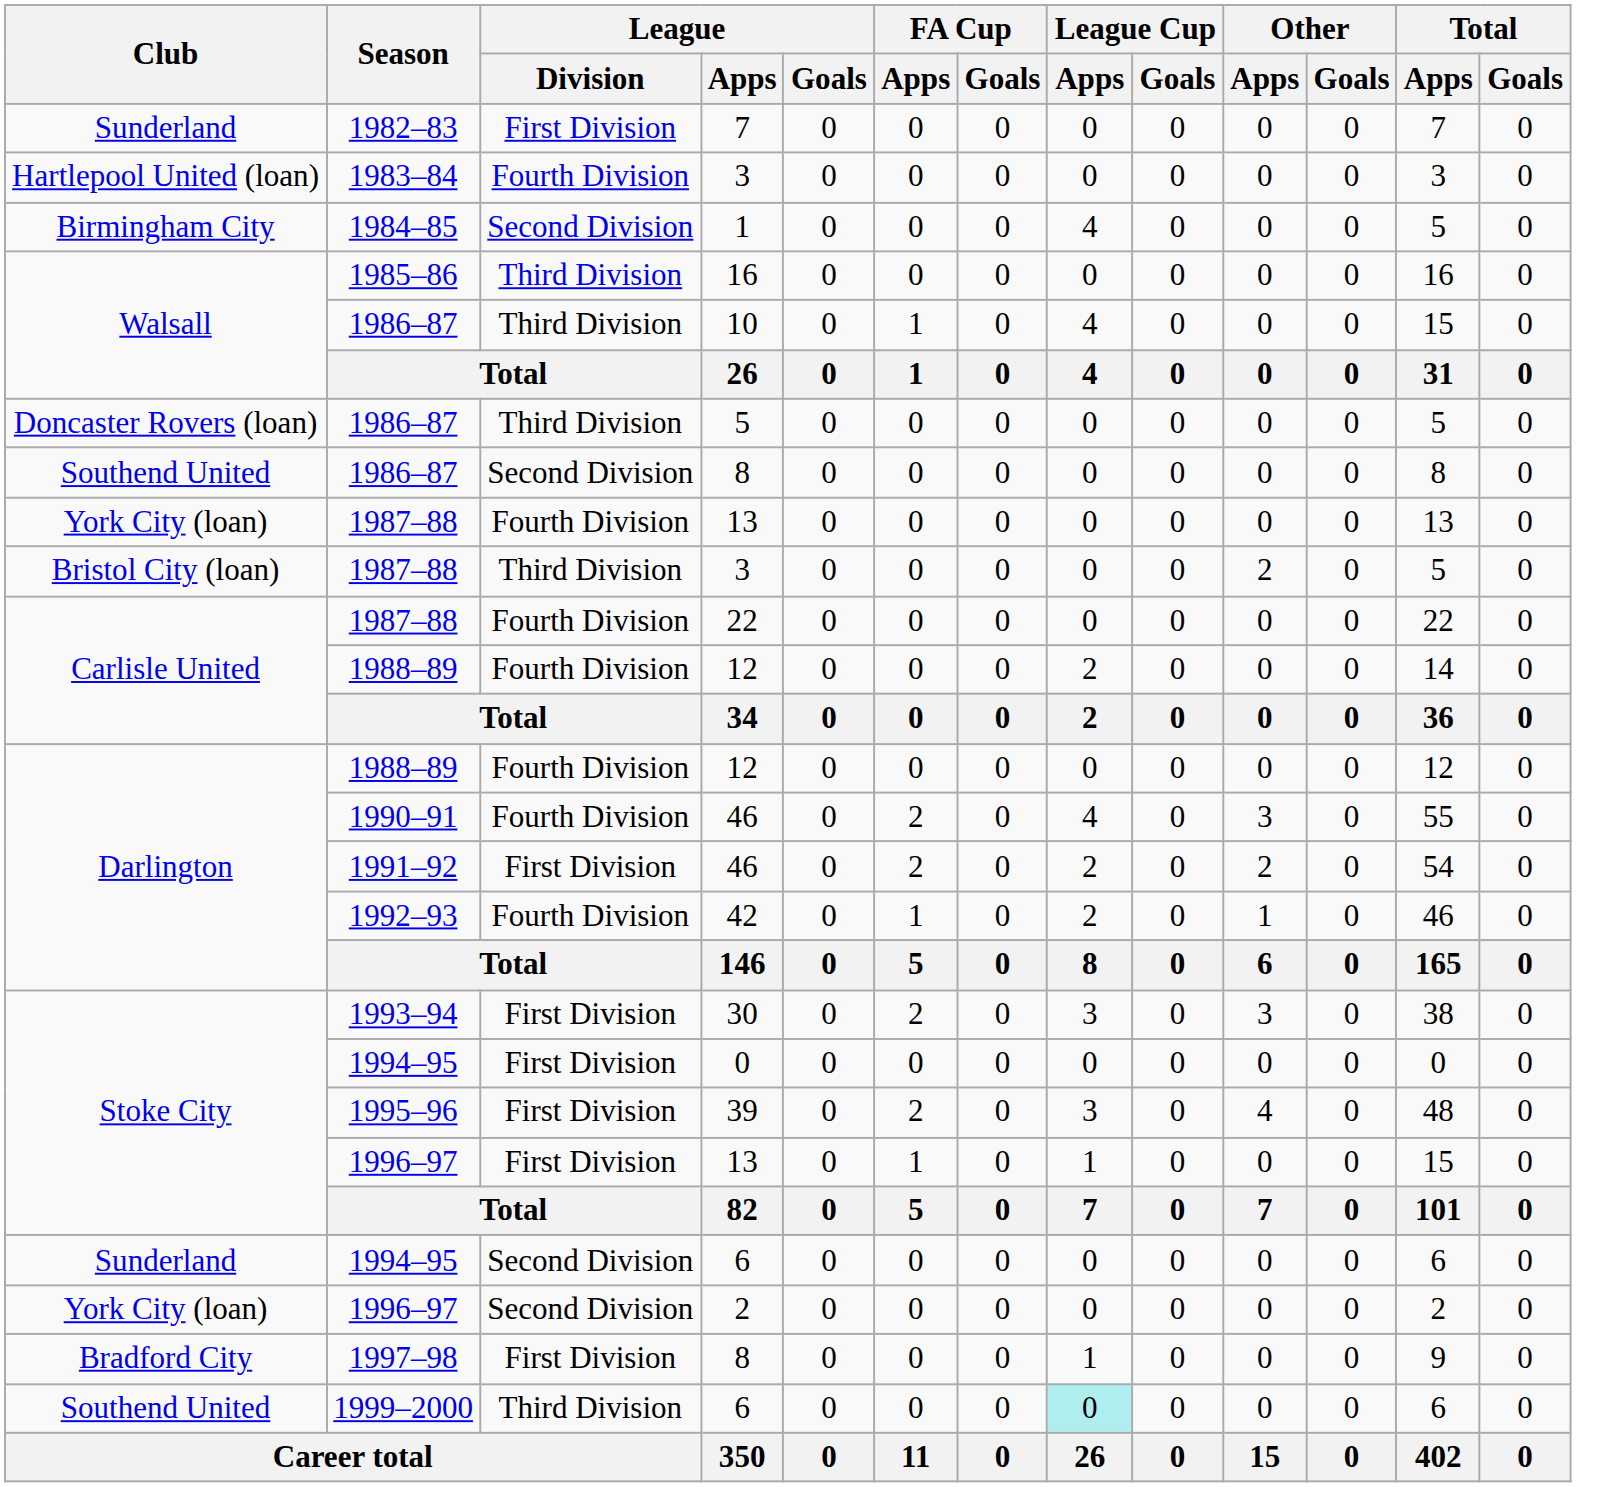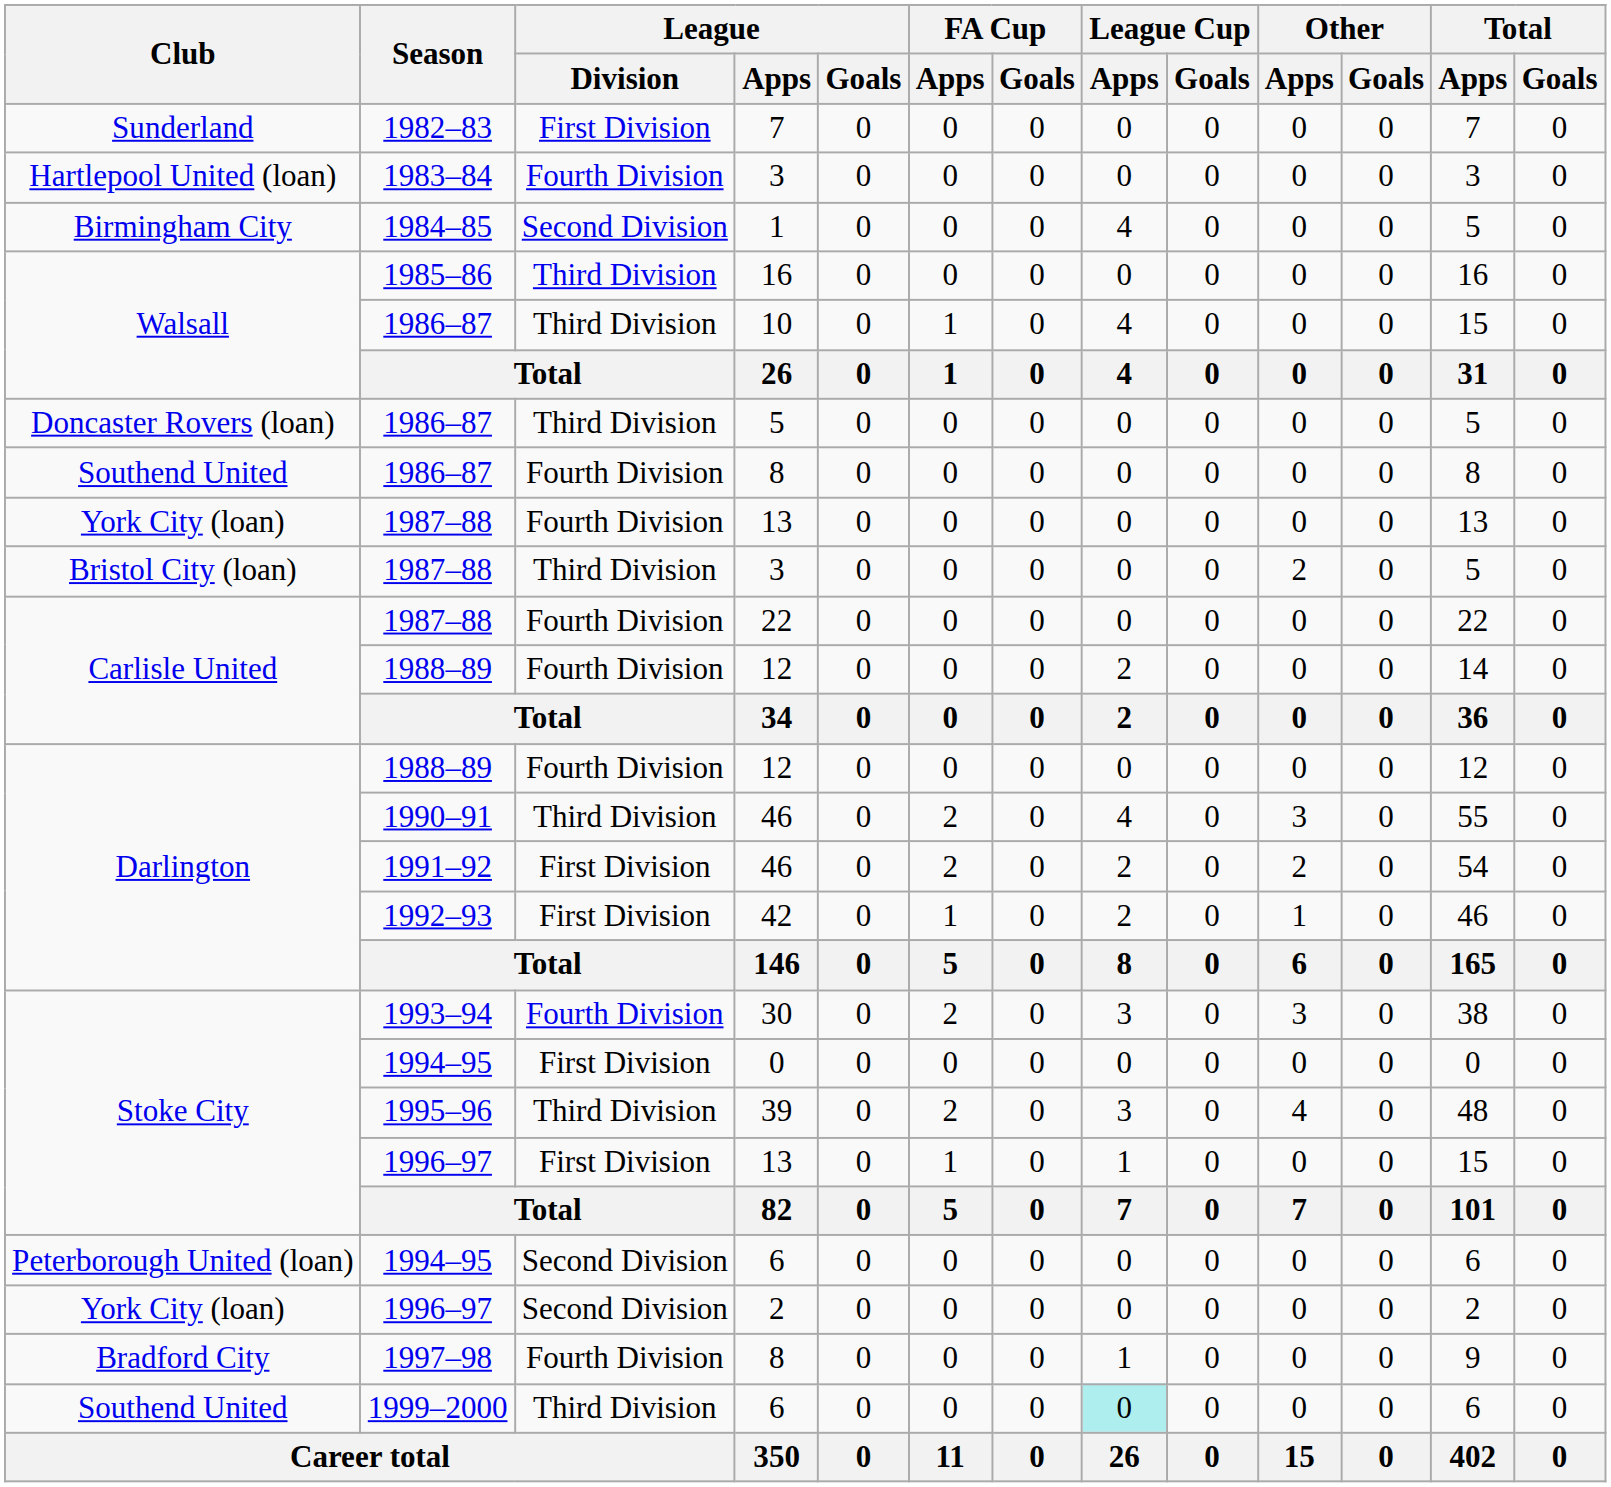(590, 472) Second Division -> (625, 472) Fourth Division
(590, 816) Fourth Division -> (625, 816) Third Division
(590, 915) Fourth Division -> (625, 915) First Division
(590, 1013) First Division -> (625, 1013) Fourth Division
(590, 1112) First Division -> (625, 1112) Third Division
(166, 1259) Sunderland -> (183, 1259) Peterborough United (loan)
(590, 1358) First Division -> (625, 1358) Fourth Division
